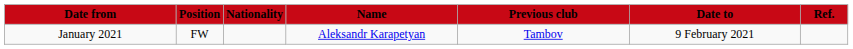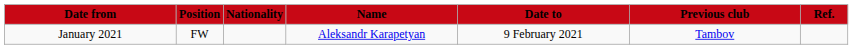columns swapped: (543, 14) <-> (715, 14)
